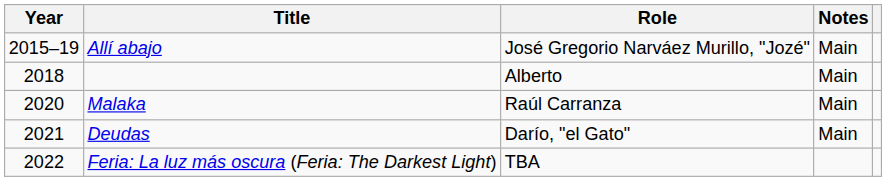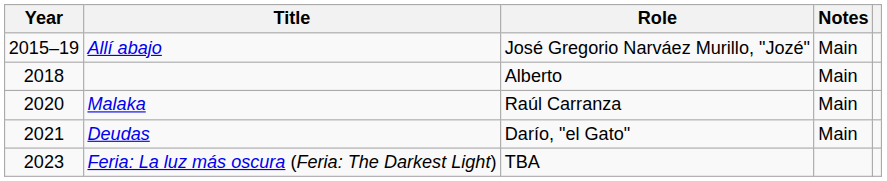(44, 162) 2022 -> (44, 162) 2023
